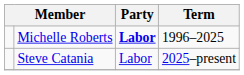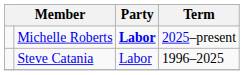(193, 37) 1996–2025 -> (199, 37) 2025–present
(199, 59) 2025–present -> (193, 59) 1996–2025
